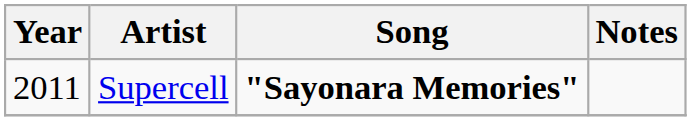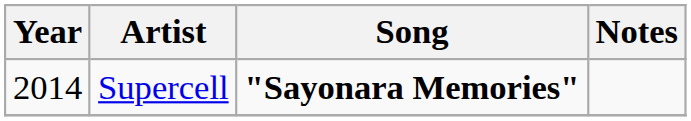(47, 86) 2011 -> (48, 86) 2014
